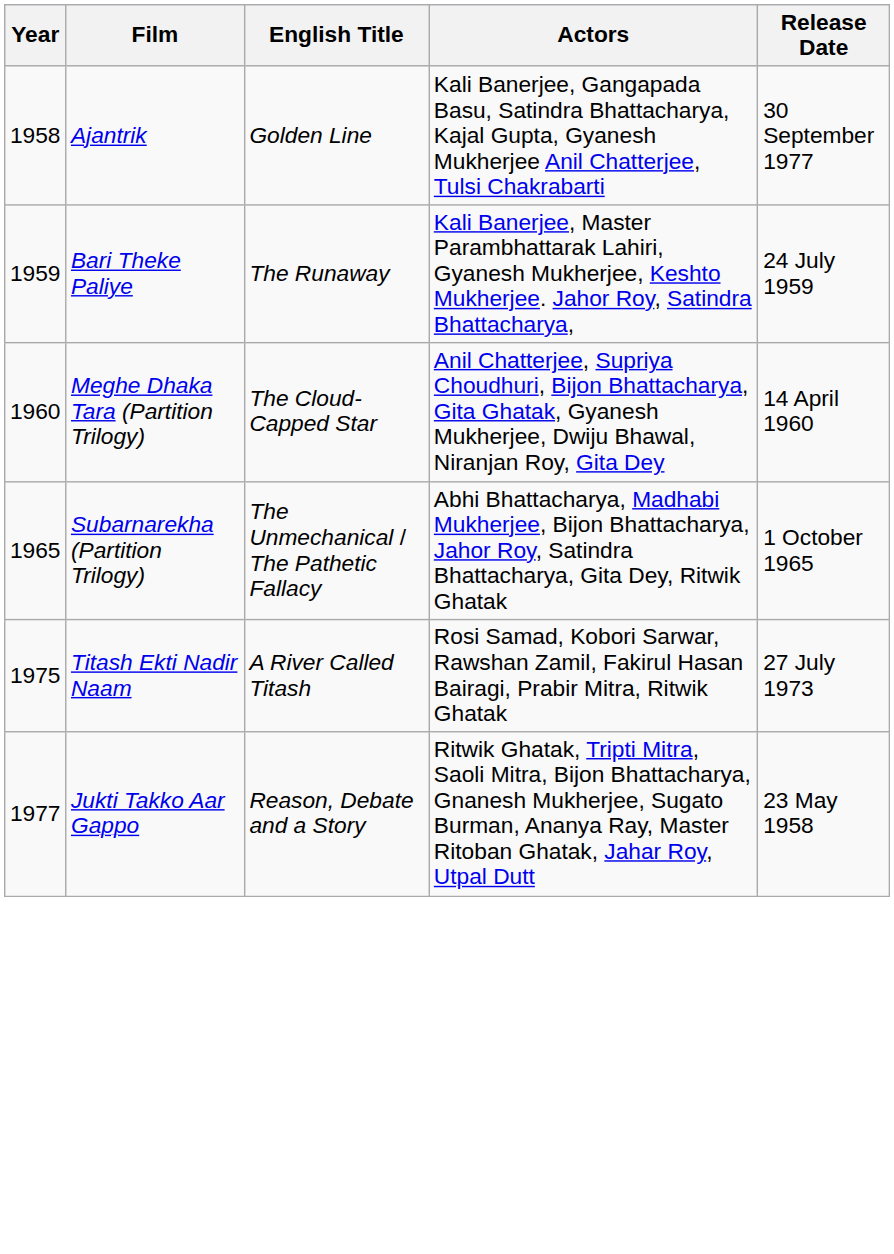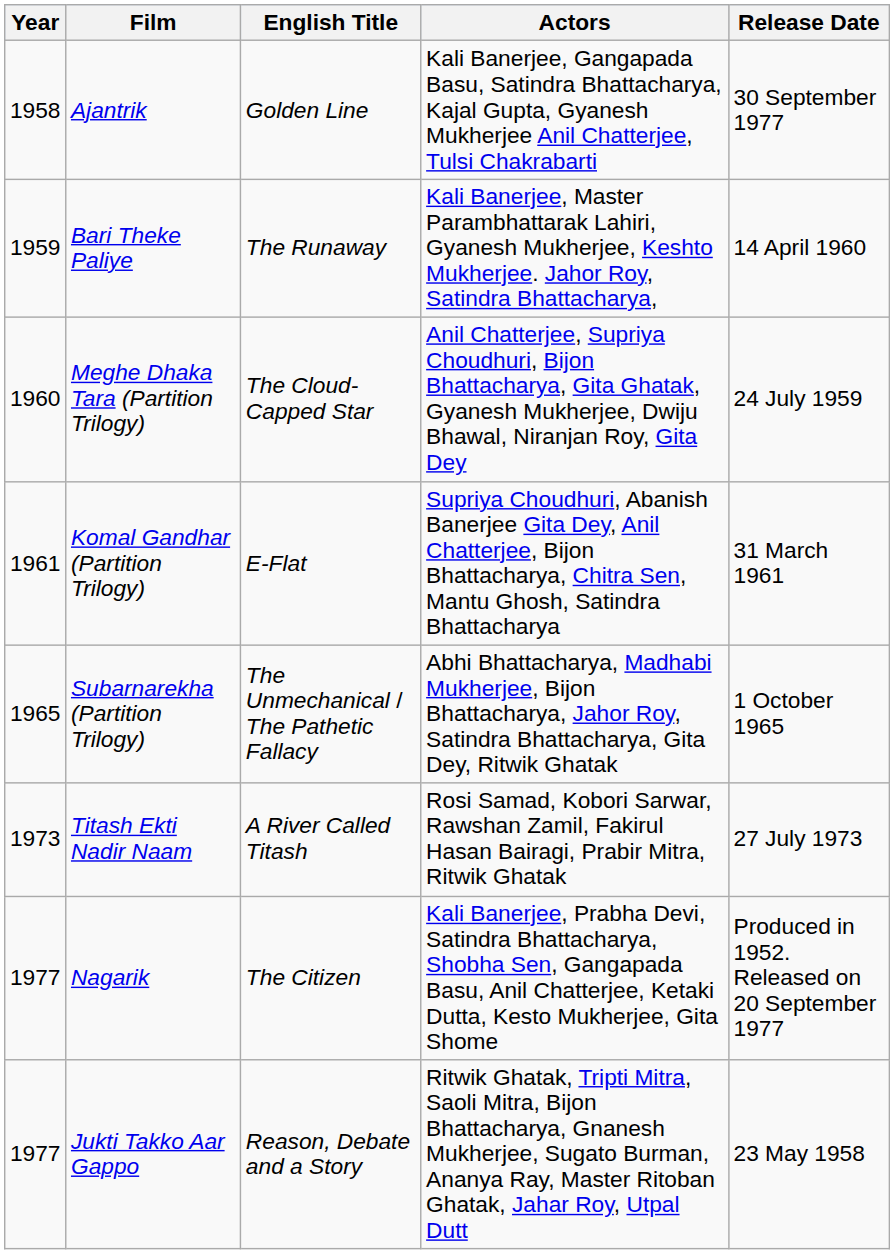(799, 273) 24 July 1959 -> (800, 247) 14 April 1960
(801, 411) 14 April 1960 -> (798, 398) 24 July 1959
+ row: (151, 562)
(35, 675) 1975 -> (35, 839) 1973
+ row: (110, 977)
